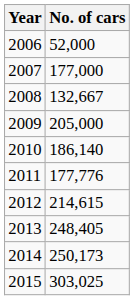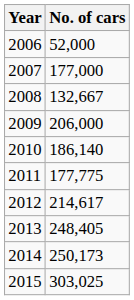(76, 123) 205,000 -> (76, 123) 206,000
(76, 176) 177,776 -> (76, 176) 177,775
(76, 202) 214,615 -> (76, 202) 214,617
